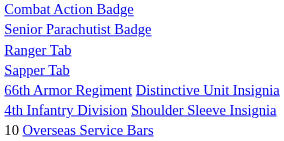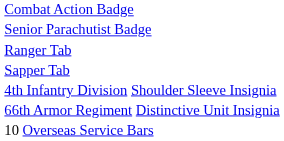rows swapped: (140, 110) <-> (142, 90)
